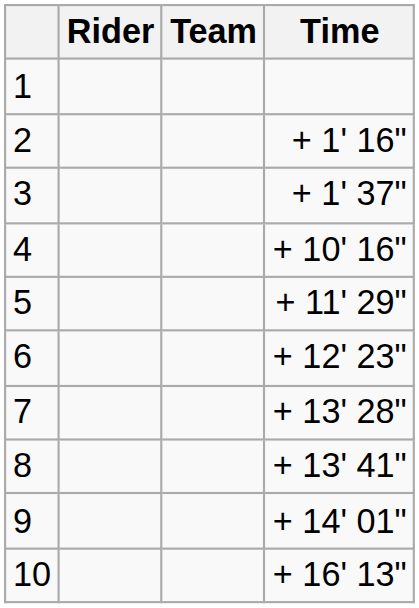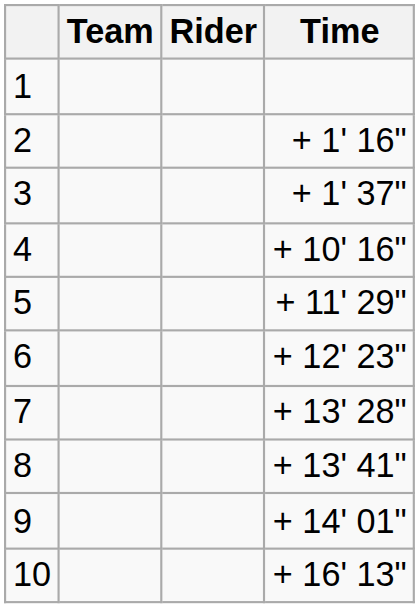columns swapped: (111, 31) <-> (214, 31)
